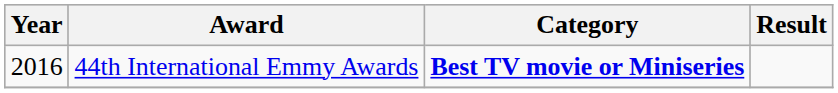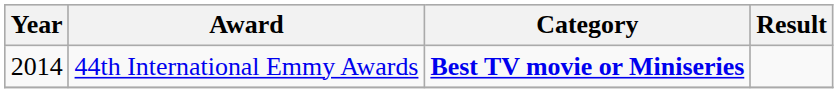(37, 66) 2016 -> (37, 66) 2014
